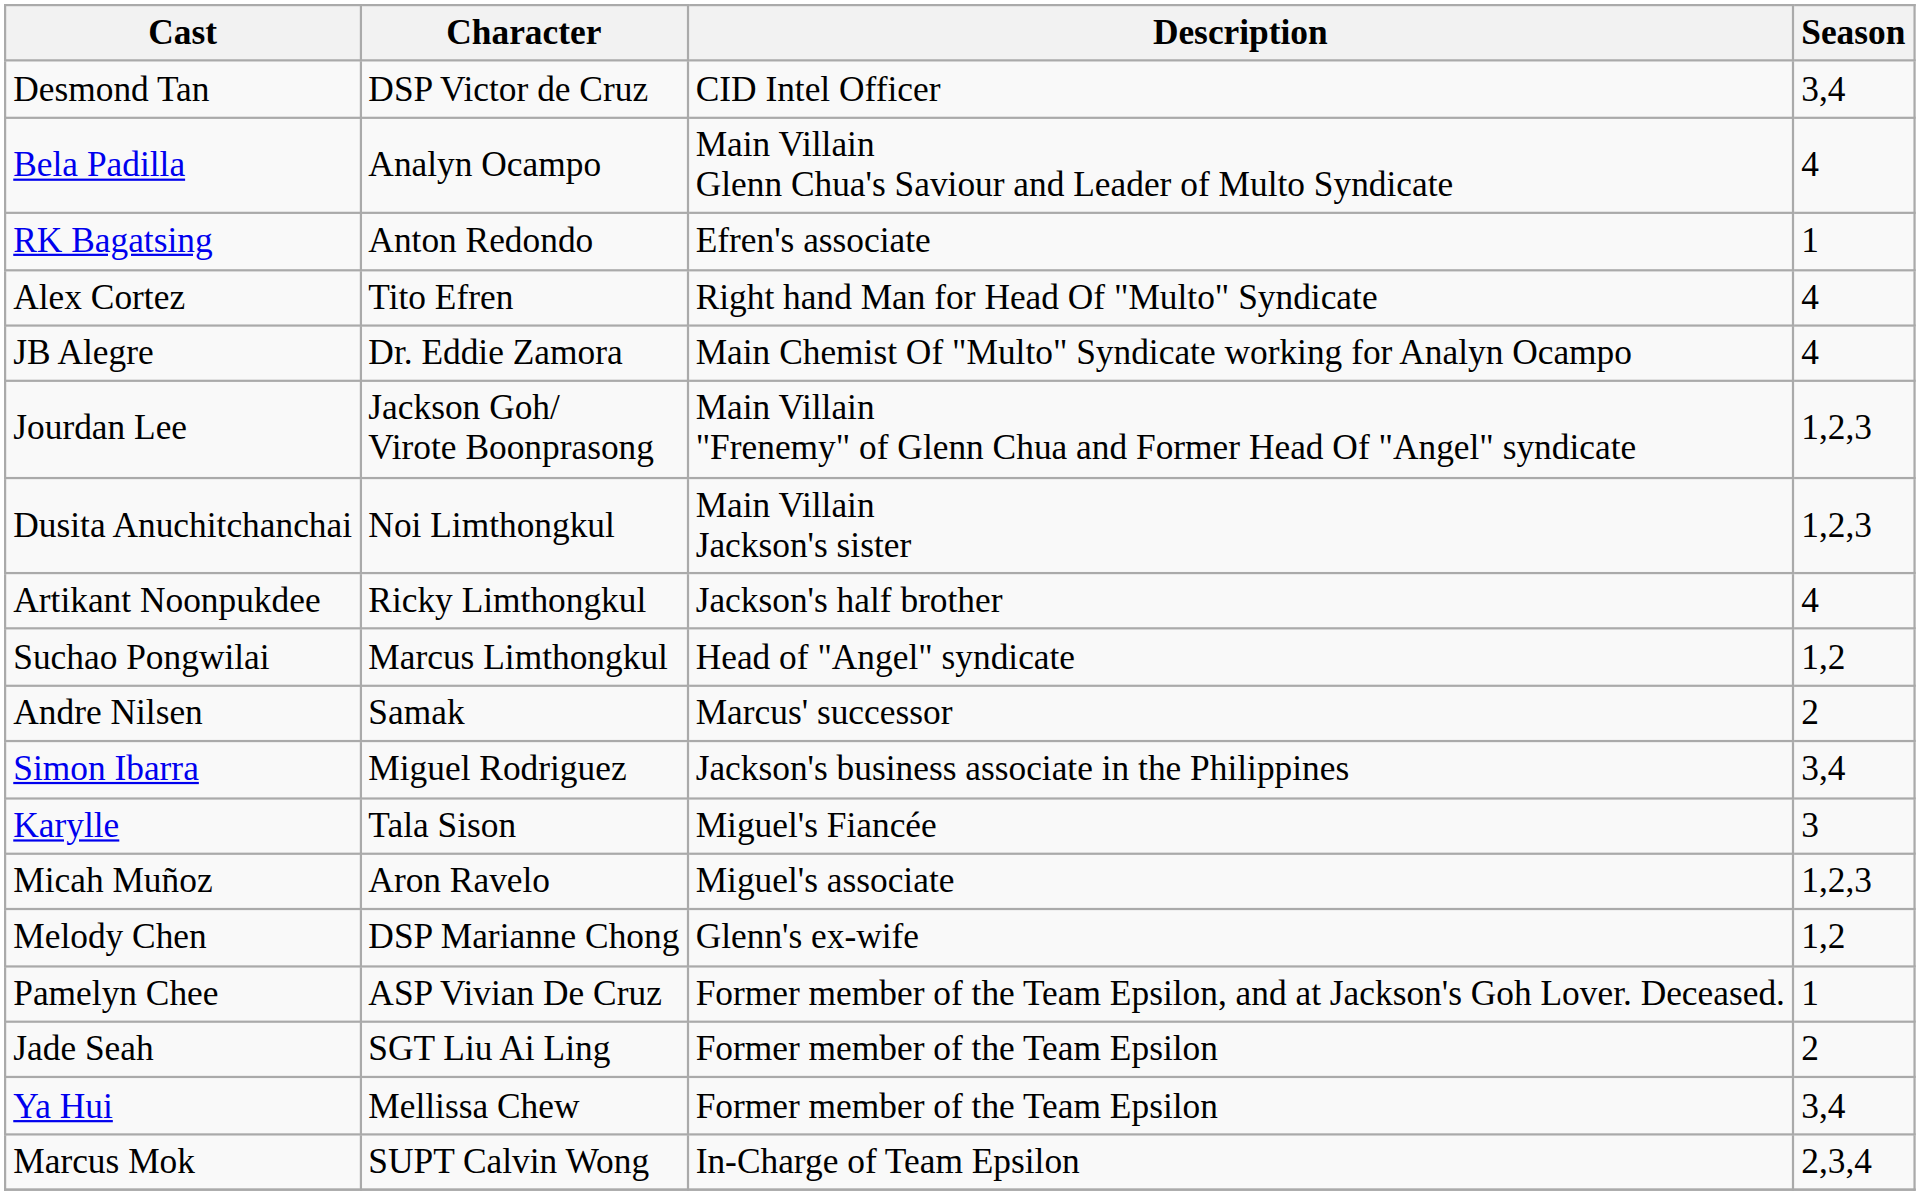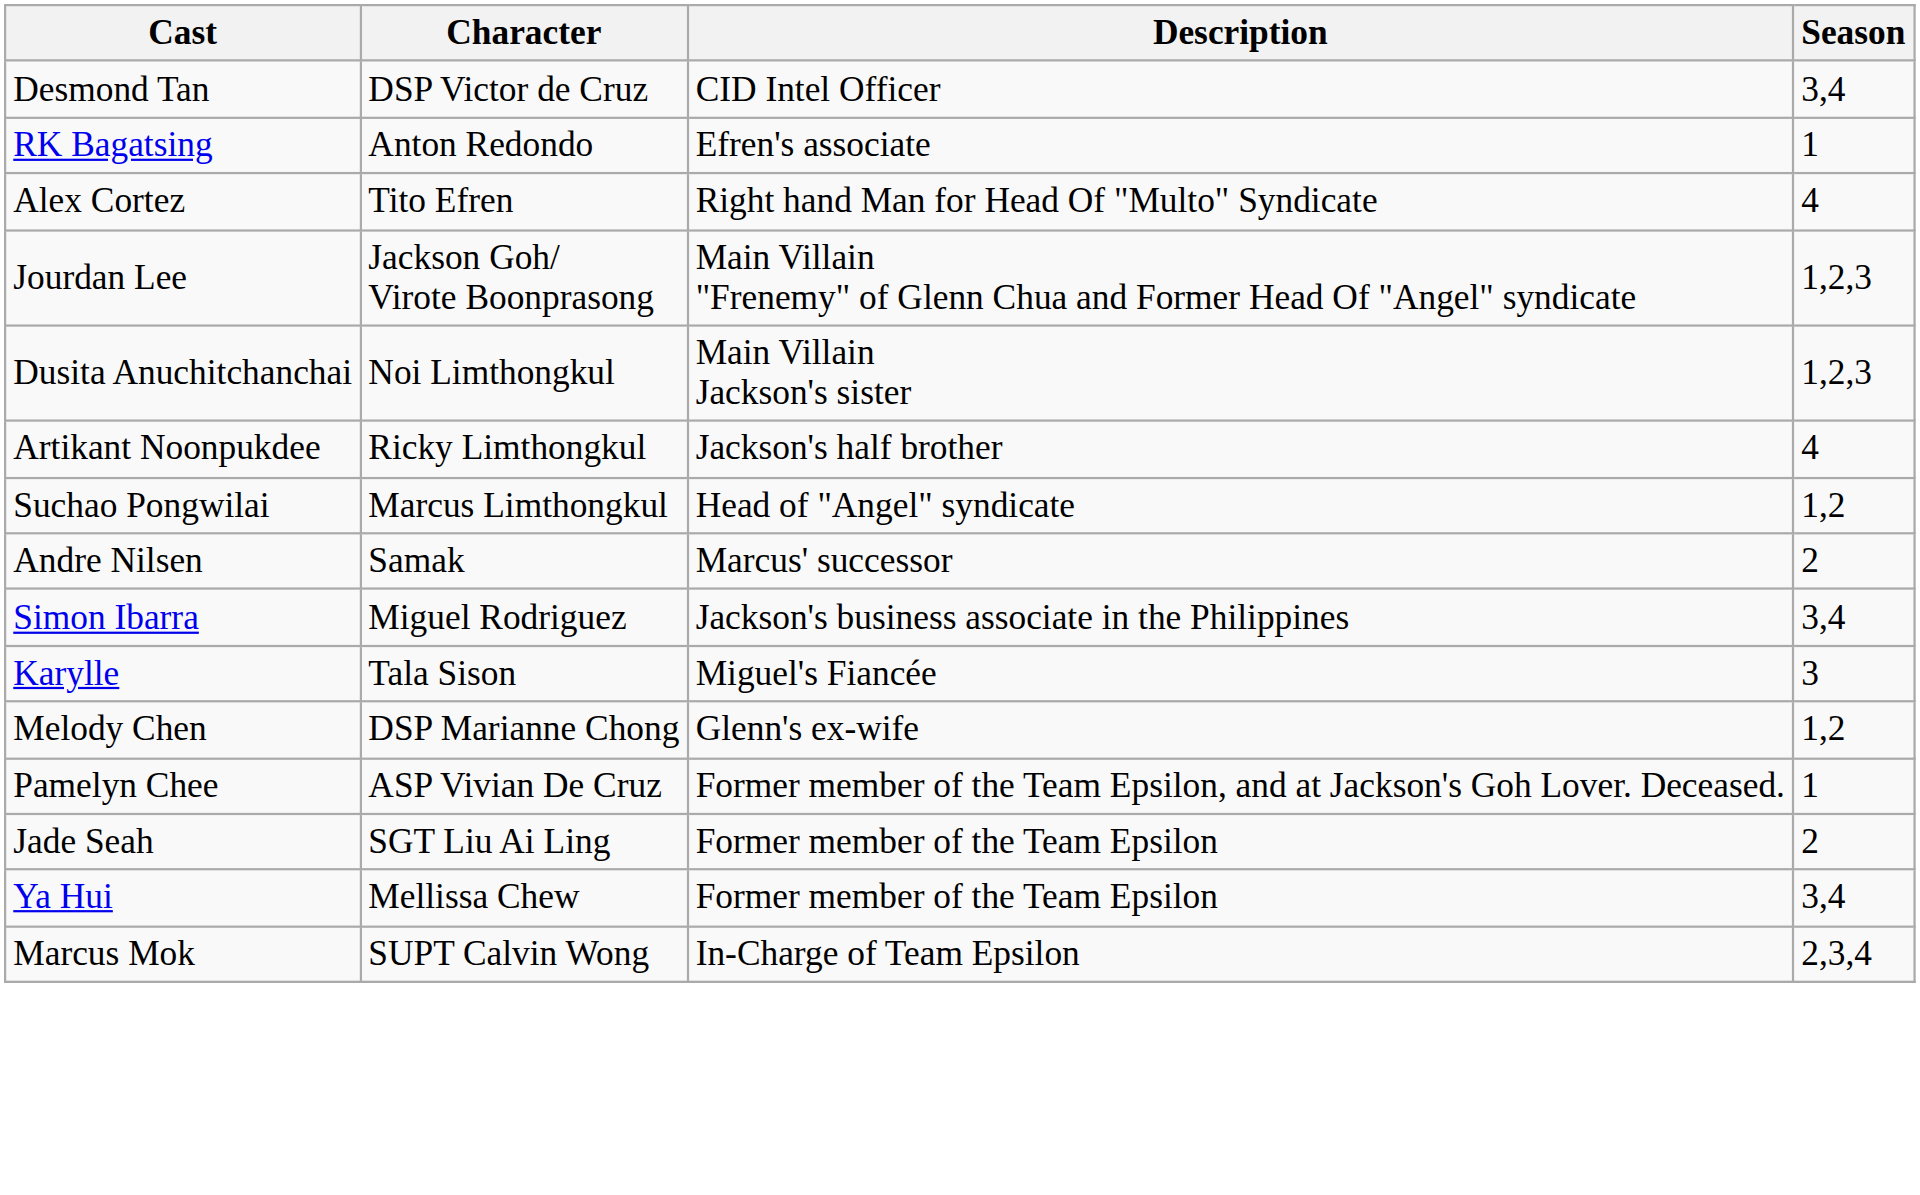- row: (99, 164)
- row: (83, 352)
- row: (113, 880)
